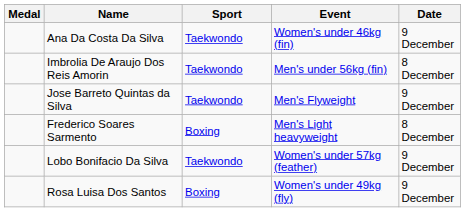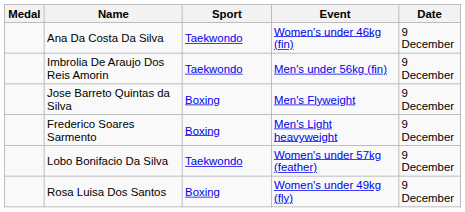(428, 69) 8 December -> (428, 69) 9 December
(214, 100) Taekwondo -> (202, 100) Boxing
(428, 130) 8 December -> (428, 130) 9 December
